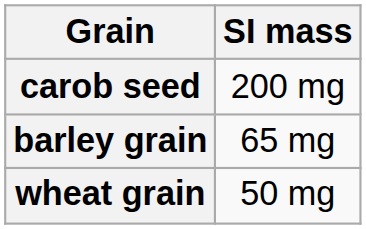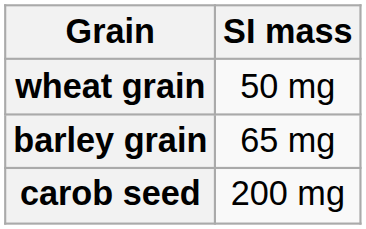rows swapped: (110, 86) <-> (110, 194)
